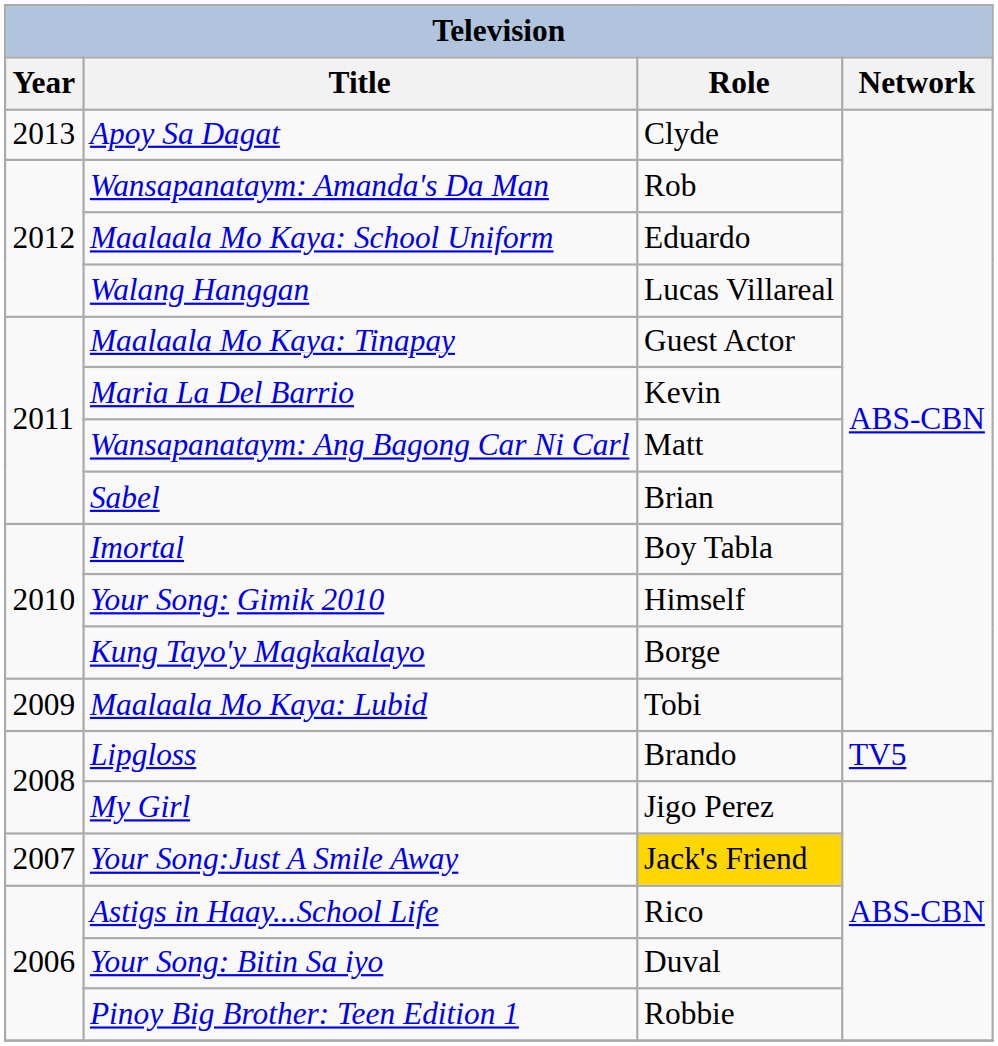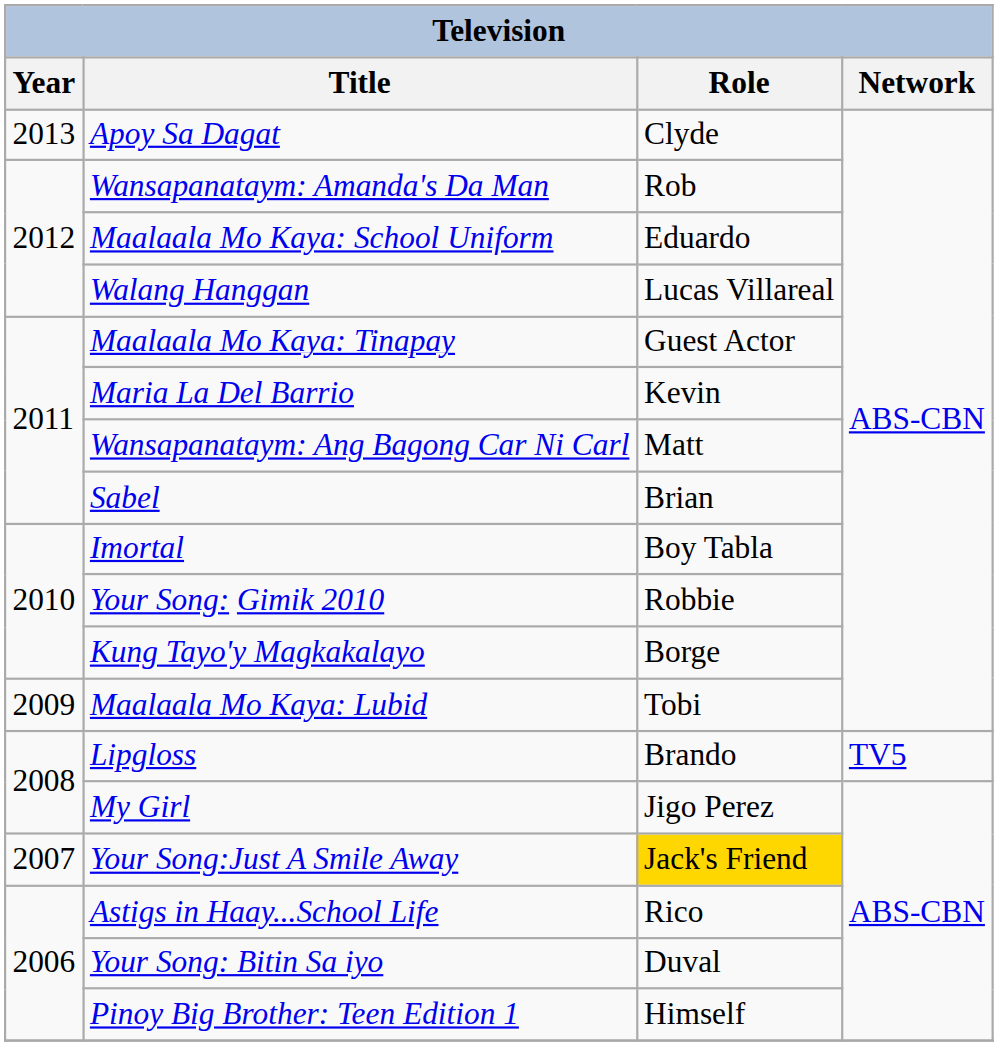(695, 600) Himself -> (689, 600) Robbie
(689, 1014) Robbie -> (695, 1014) Himself
